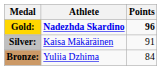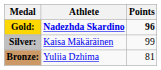(150, 42) 91 -> (150, 42) 99
(150, 57) 84 -> (150, 57) 81
